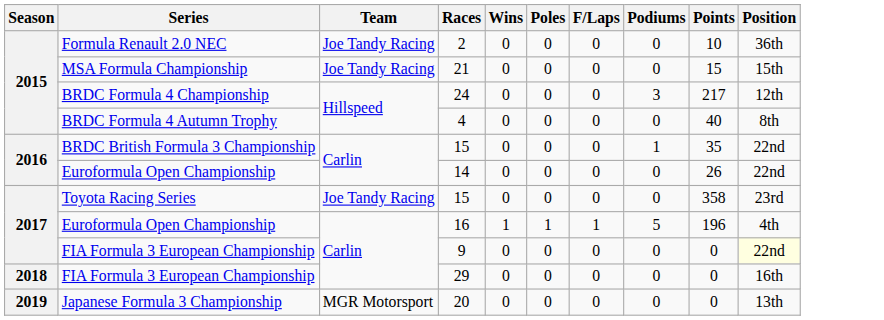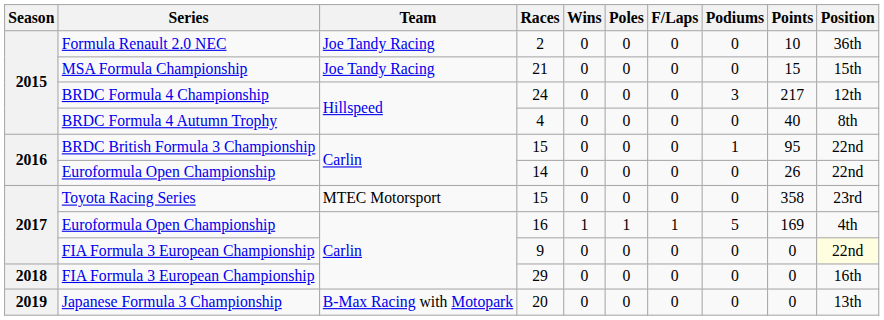(714, 147) 35 -> (792, 147) 95
(379, 199) Joe Tandy Racing -> (382, 199) MTEC Motorsport
(714, 224) 196 -> (792, 224) 169
(378, 302) MGR Motorsport -> (418, 302) B-Max Racing with Motopark
